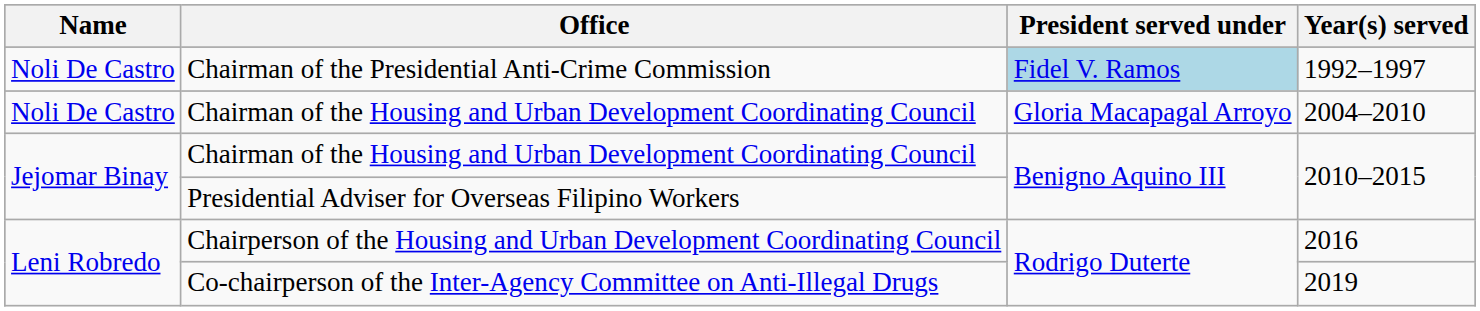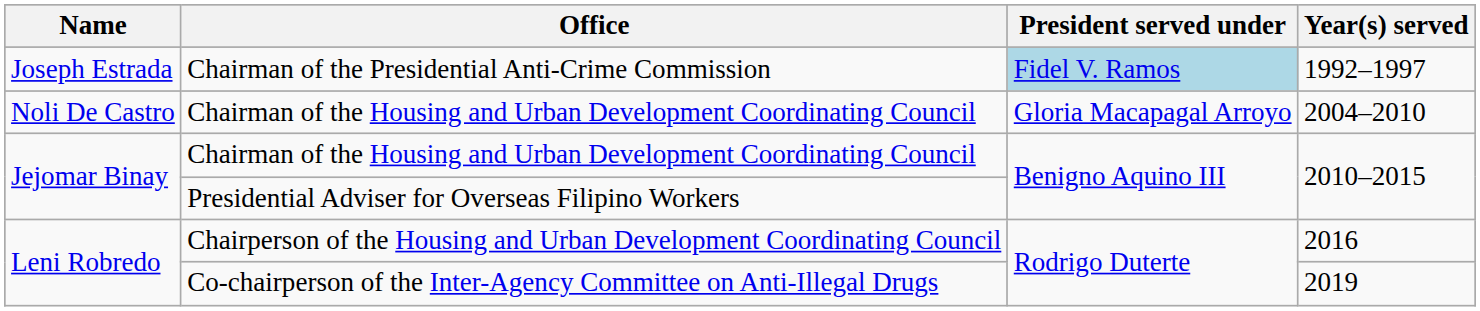(93, 68) Noli De Castro -> (92, 68) Joseph Estrada
